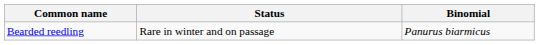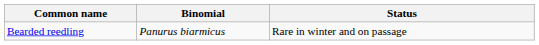columns swapped: (468, 13) <-> (269, 13)
